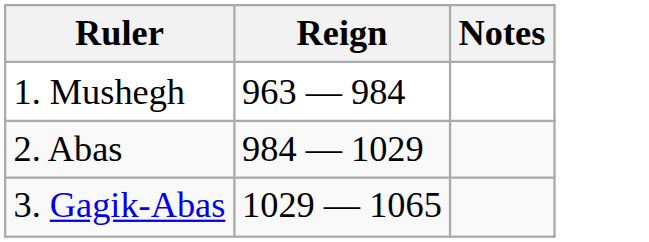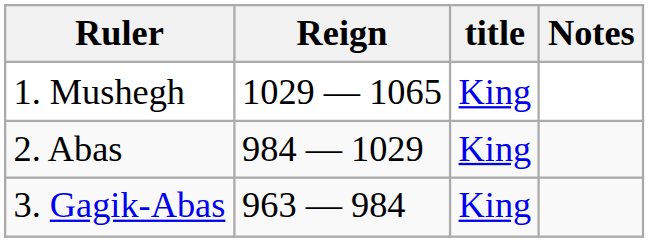+ column: (495, 33)
(324, 90) 963 — 984 -> (342, 90) 1029 — 1065
(342, 206) 1029 — 1065 -> (324, 206) 963 — 984
